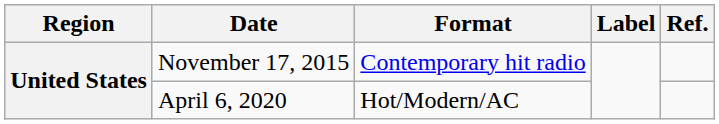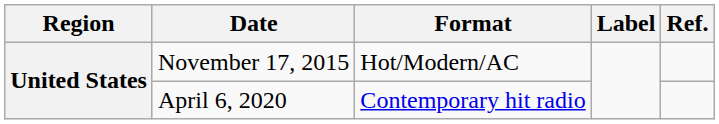(473, 61) Contemporary hit radio -> (440, 61) Hot/Modern/AC
(440, 99) Hot/Modern/AC -> (473, 99) Contemporary hit radio
